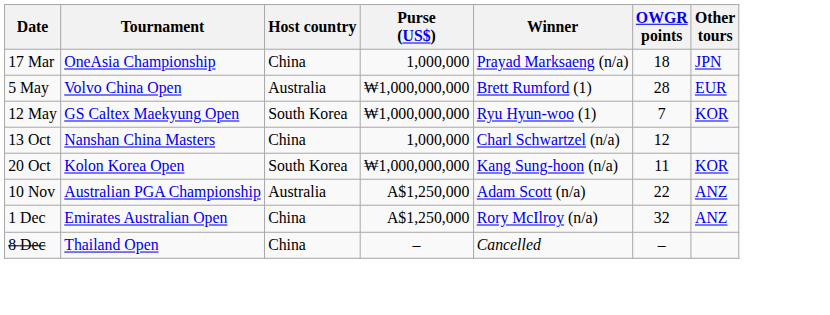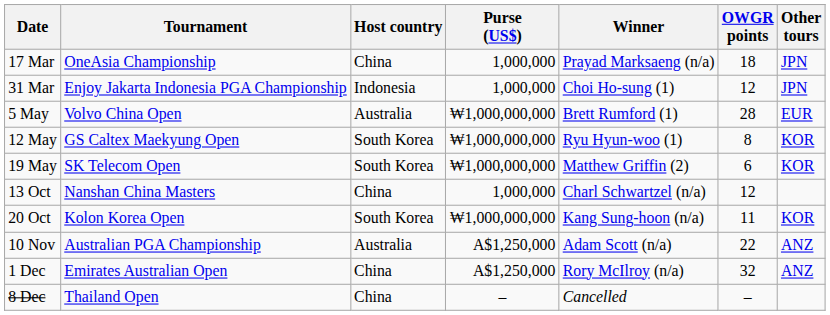+ row: (31, 88)
(662, 114) 7 -> (748, 140) 8
+ row: (33, 166)
